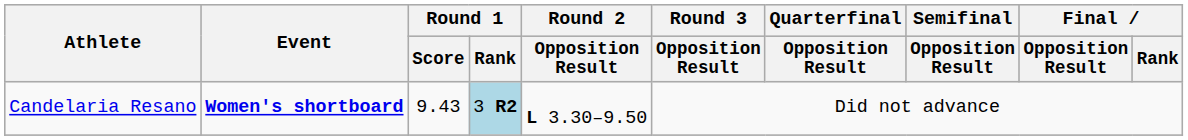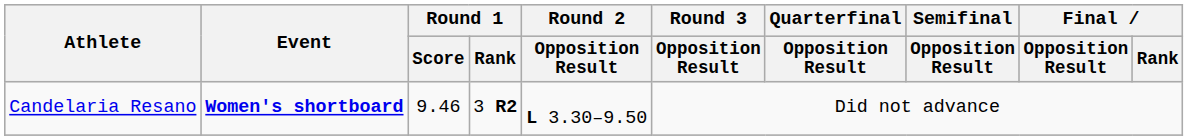(438, 108) 9.43 -> (438, 108) 9.46
(495, 108) lightblue background -> (495, 108) no background
